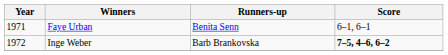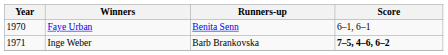(16, 27) 1971 -> (16, 27) 1970
(16, 42) 1972 -> (16, 42) 1971
